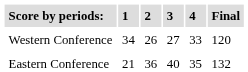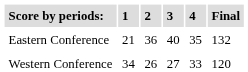rows swapped: (61, 39) <-> (59, 63)
